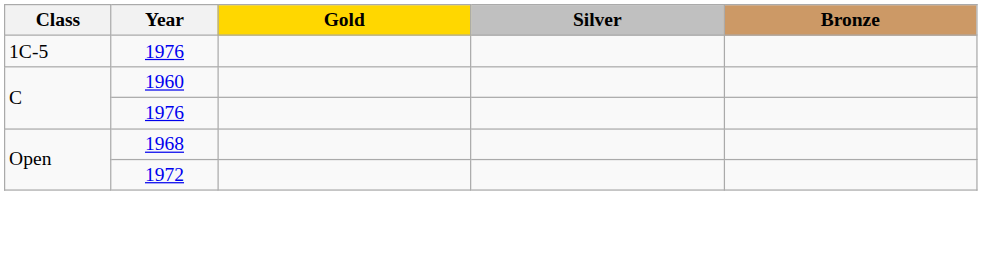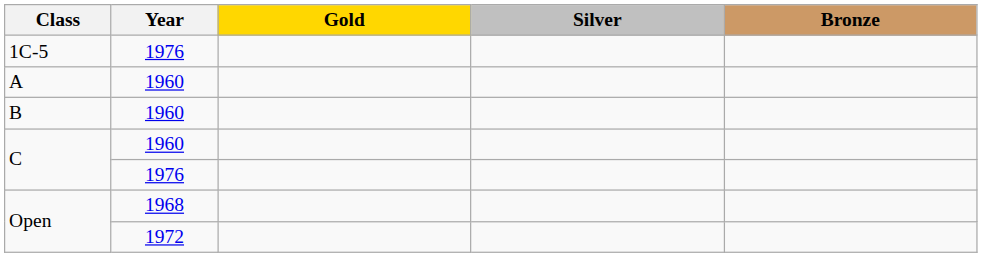+ row: (16, 81)
+ row: (16, 112)
